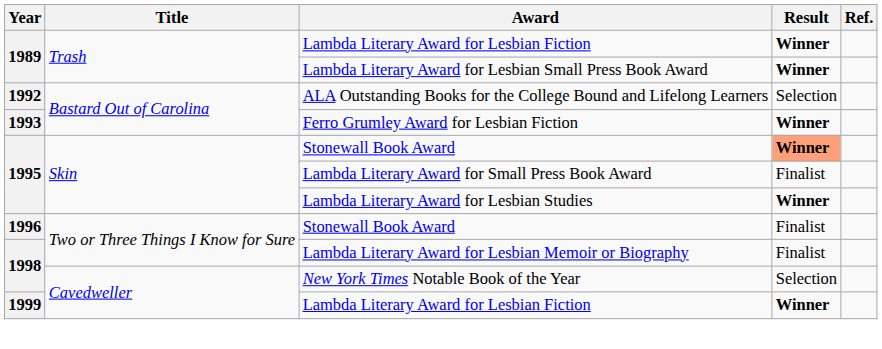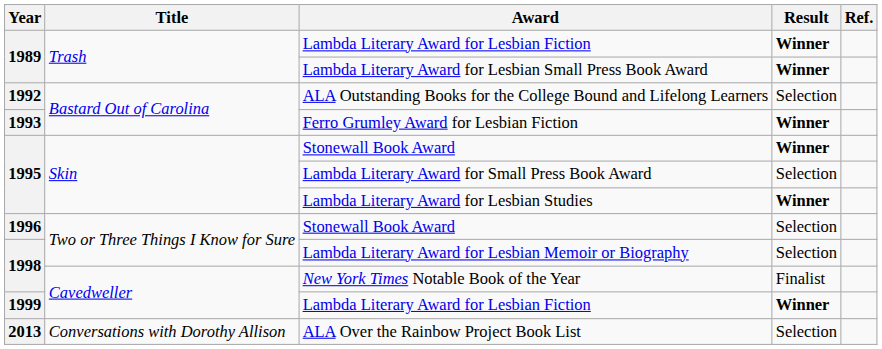(803, 148) lightsalmon background -> (803, 148) no background
(800, 174) Finalist -> (806, 174) Selection
(800, 226) Finalist -> (806, 226) Selection
(800, 252) Finalist -> (806, 252) Selection
(806, 278) Selection -> (800, 278) Finalist
+ row: (25, 331)
